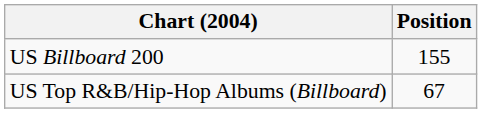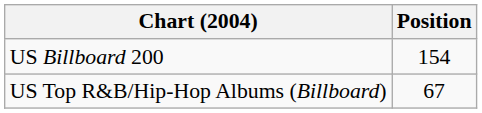(434, 56) 155 -> (434, 56) 154
